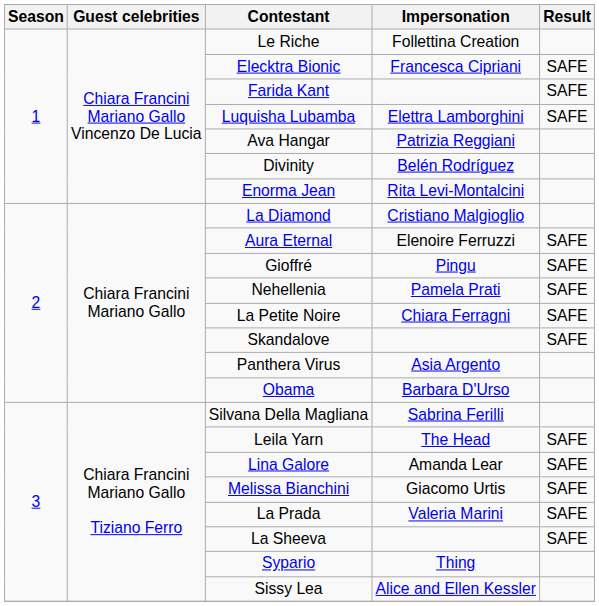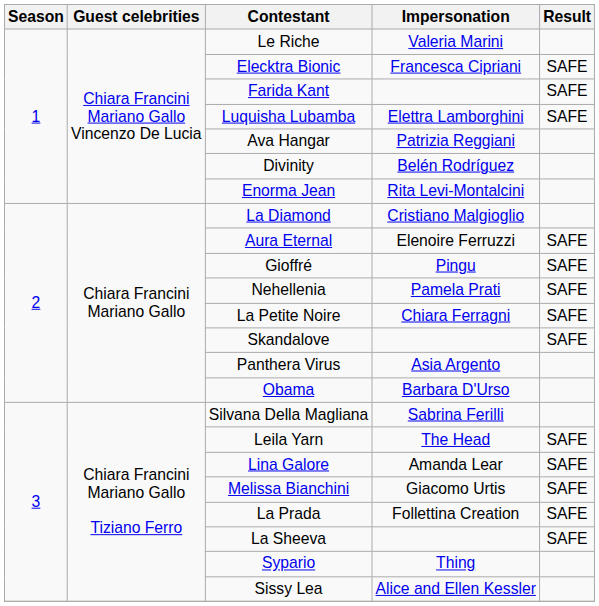(456, 41) Follettina Creation -> (456, 41) Valeria Marini
(456, 514) Valeria Marini -> (456, 514) Follettina Creation
